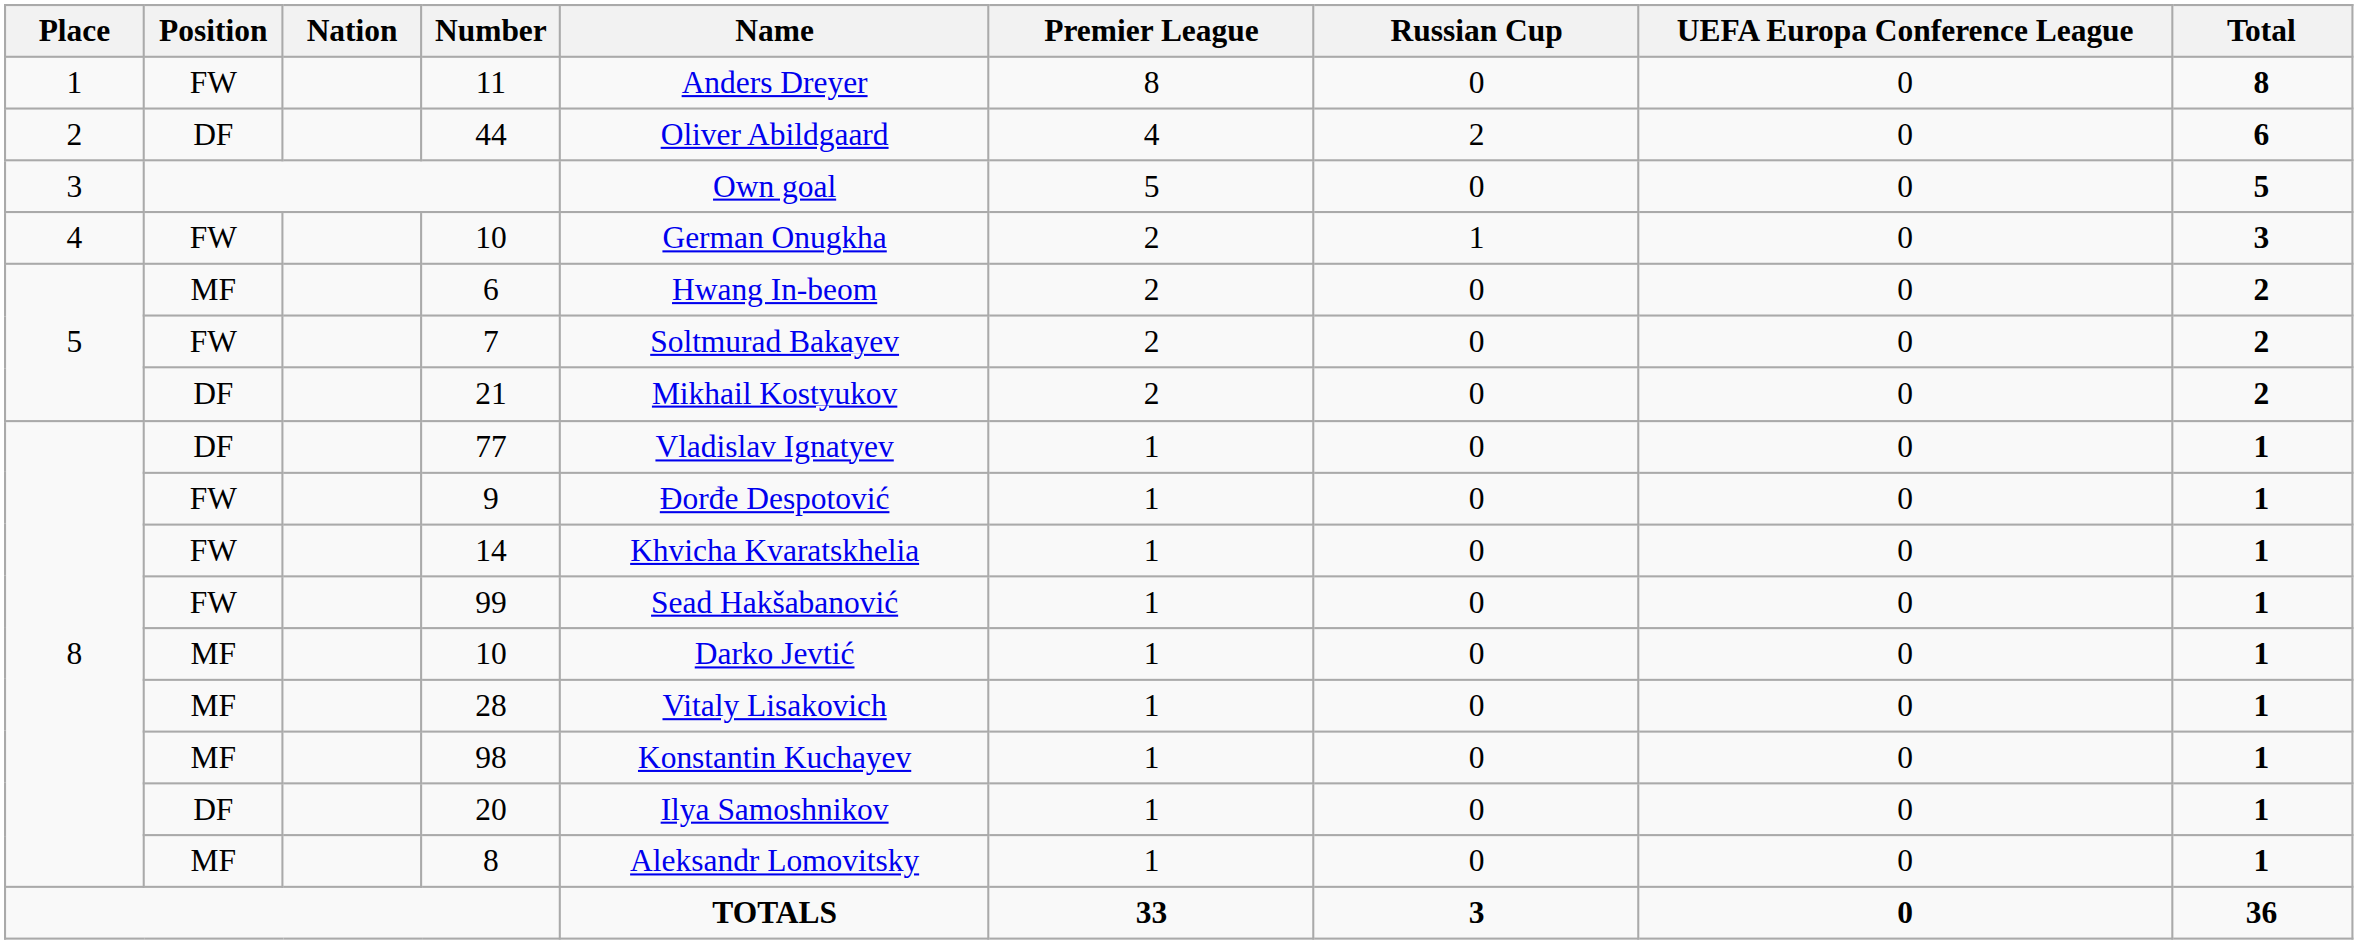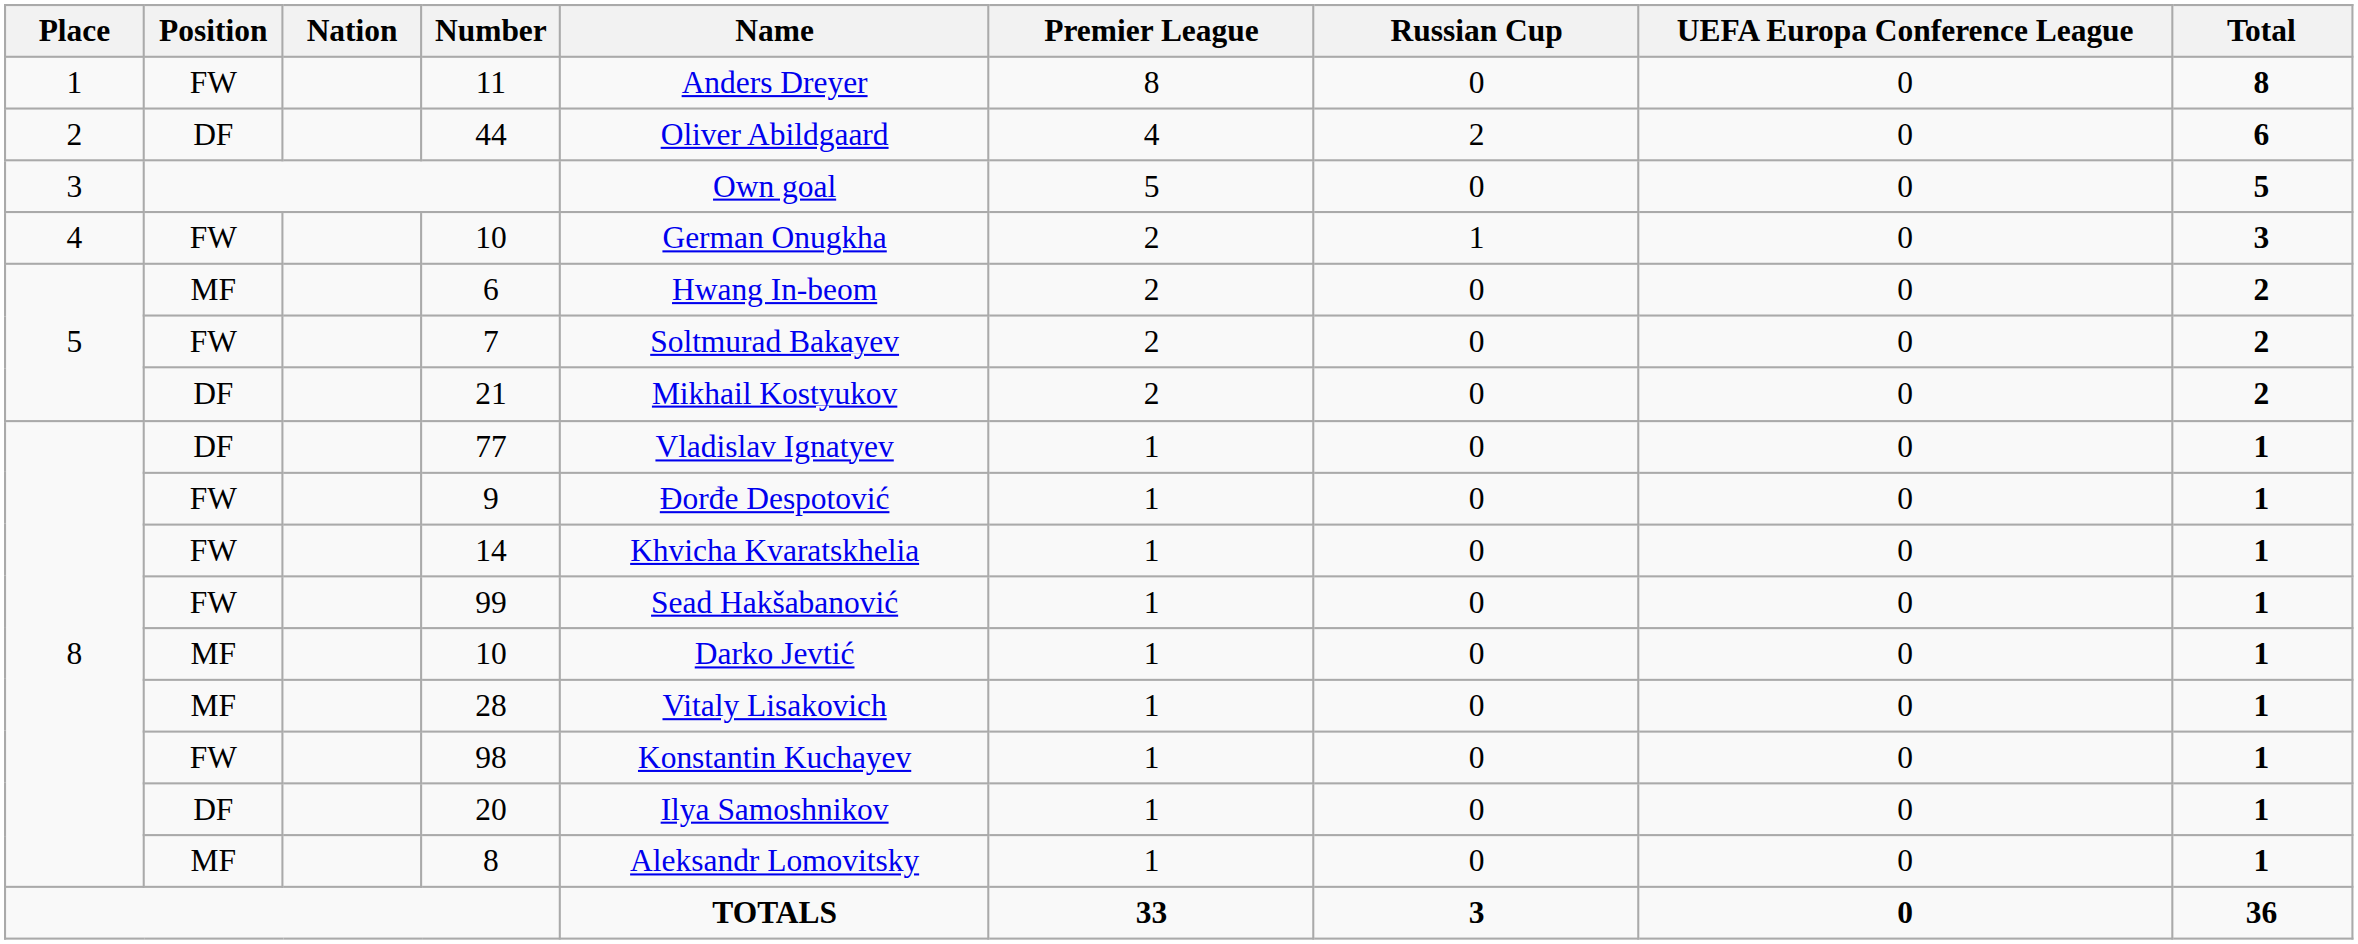(213, 756) MF -> (213, 756) FW
